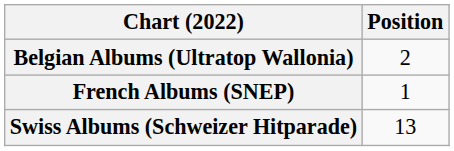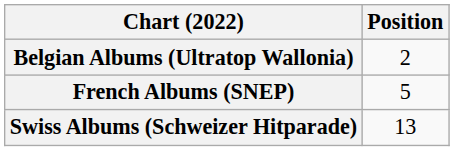(405, 92) 1 -> (405, 92) 5
